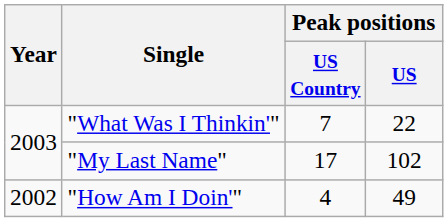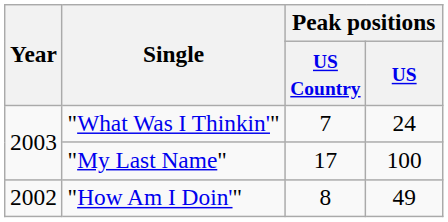(404, 123) 22 -> (404, 123) 24
(404, 160) 102 -> (404, 160) 100
(325, 197) 4 -> (325, 197) 8
